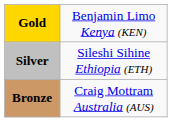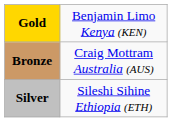rows swapped: (32, 60) <-> (32, 97)
